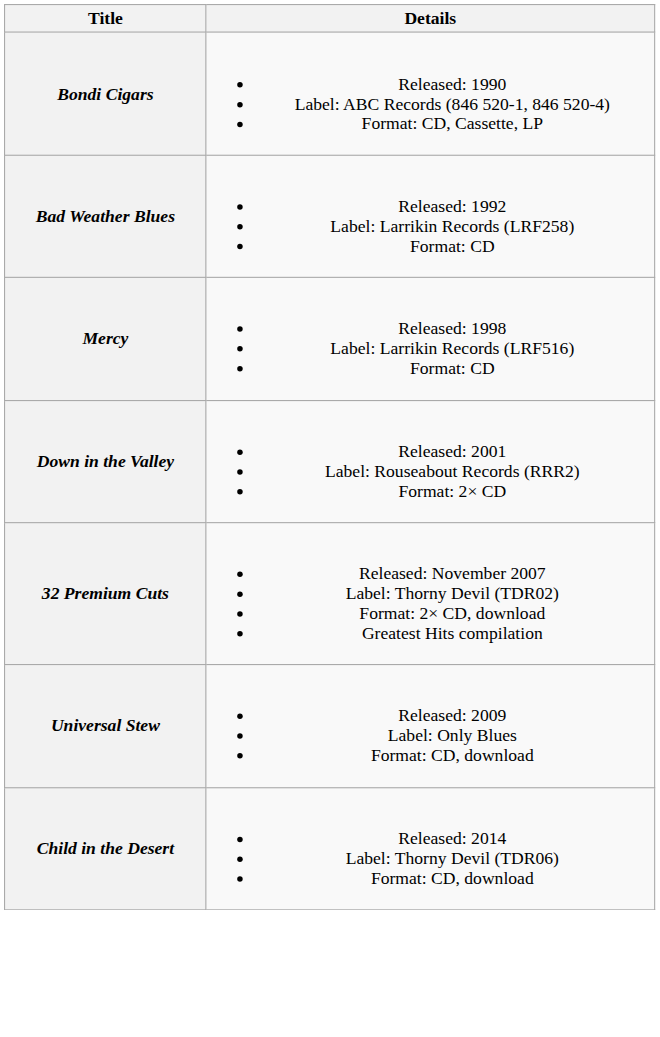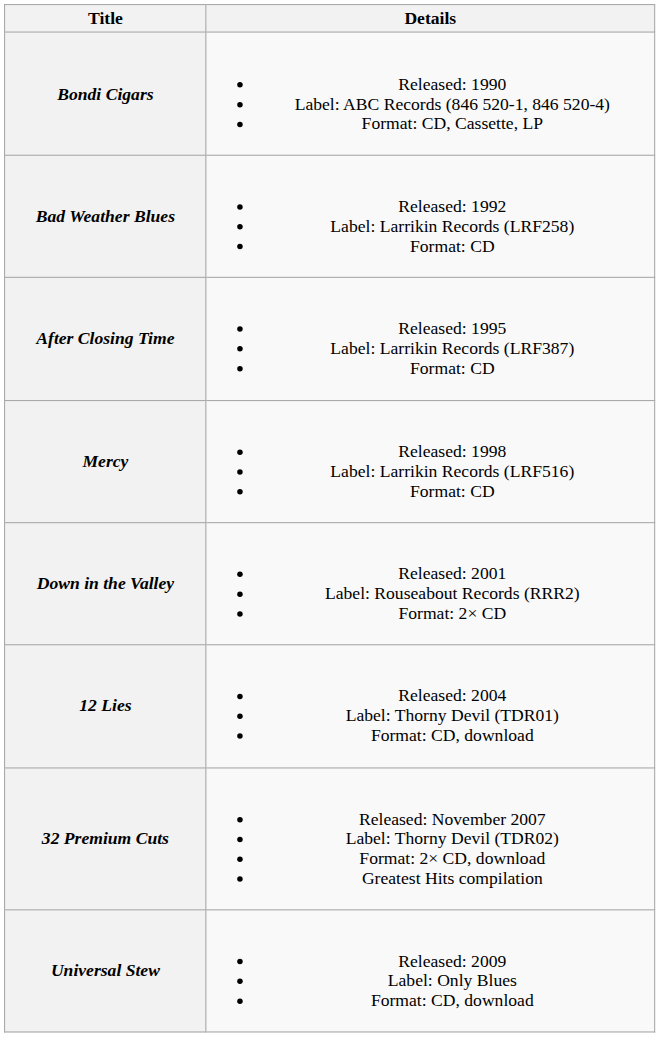+ row: (105, 338)
+ row: (105, 706)
- row: (105, 848)
